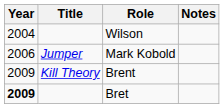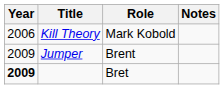- row: (124, 34)
(62, 53) Jumper -> (70, 34) Kill Theory
(70, 73) Kill Theory -> (62, 53) Jumper
